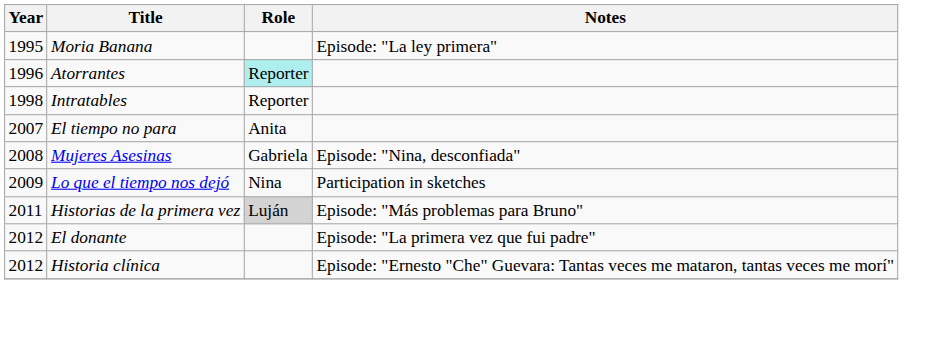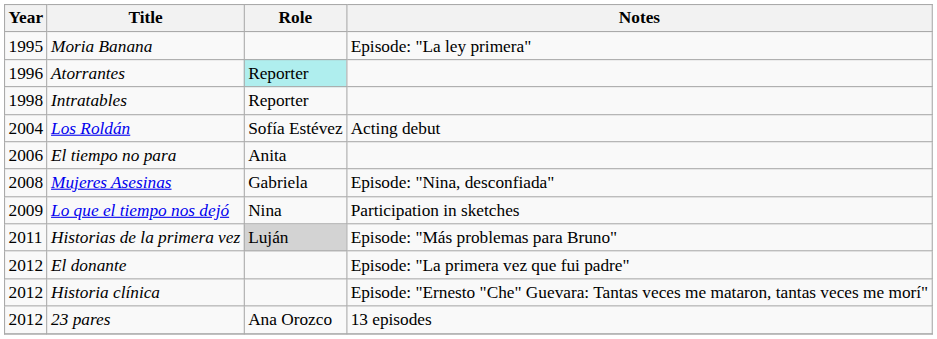+ row: (91, 127)
(26, 127) 2007 -> (26, 155) 2006
+ row: (81, 319)
